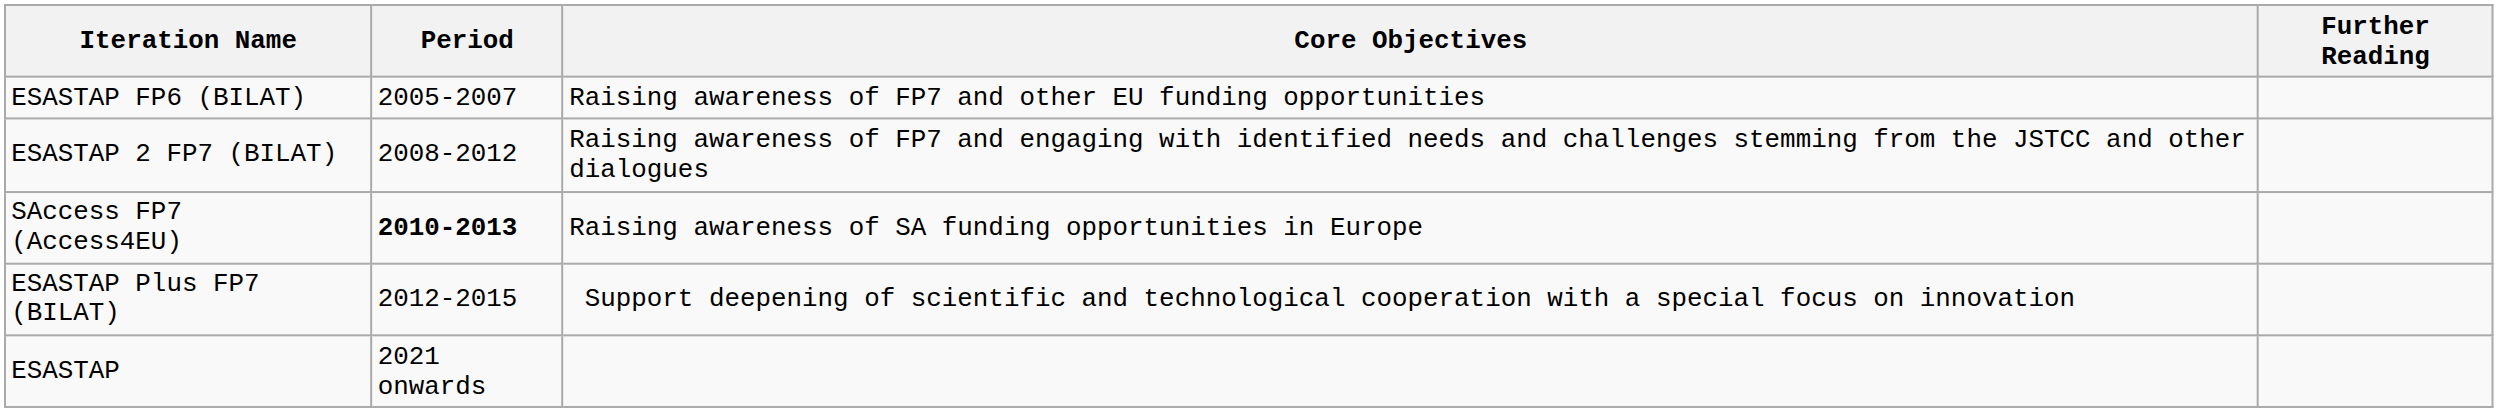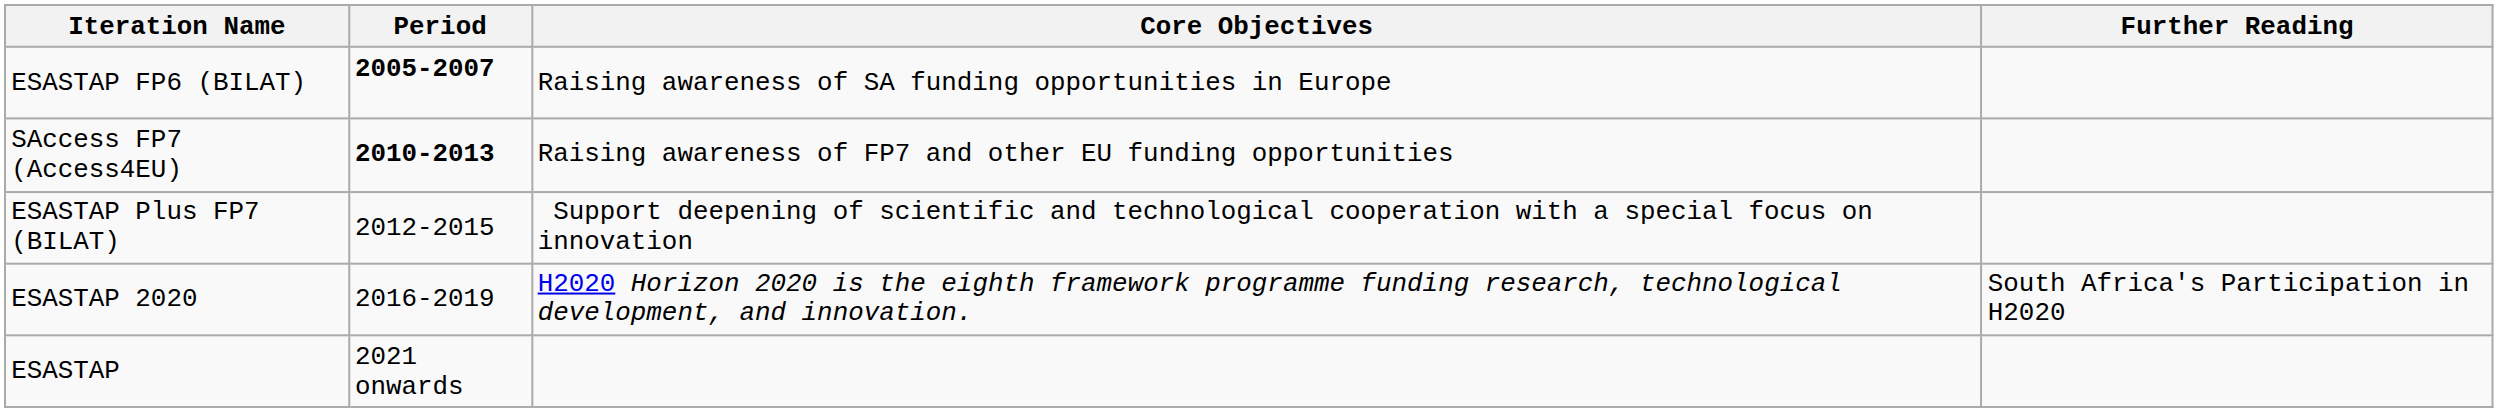(463, 98) normal -> (425, 83) bold
(1027, 98) Raising awareness of FP7 and other EU funding opportunities -> (965, 83) Raising awareness of SA funding opportunities in Europe
- row: (174, 155)
(996, 227) Raising awareness of SA funding opportunities in Europe -> (996, 155) Raising awareness of FP7 and other EU funding opportunities
+ row: (104, 299)
